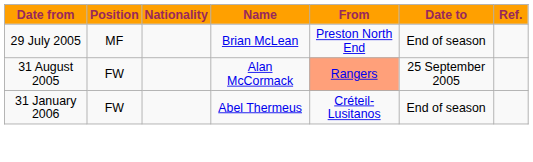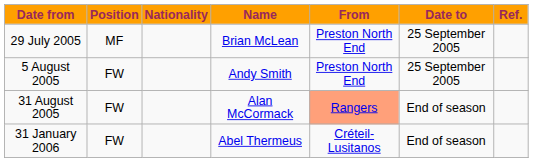(446, 41) End of season -> (446, 41) 25 September 2005
+ row: (46, 74)
(446, 74) 25 September 2005 -> (446, 108) End of season
